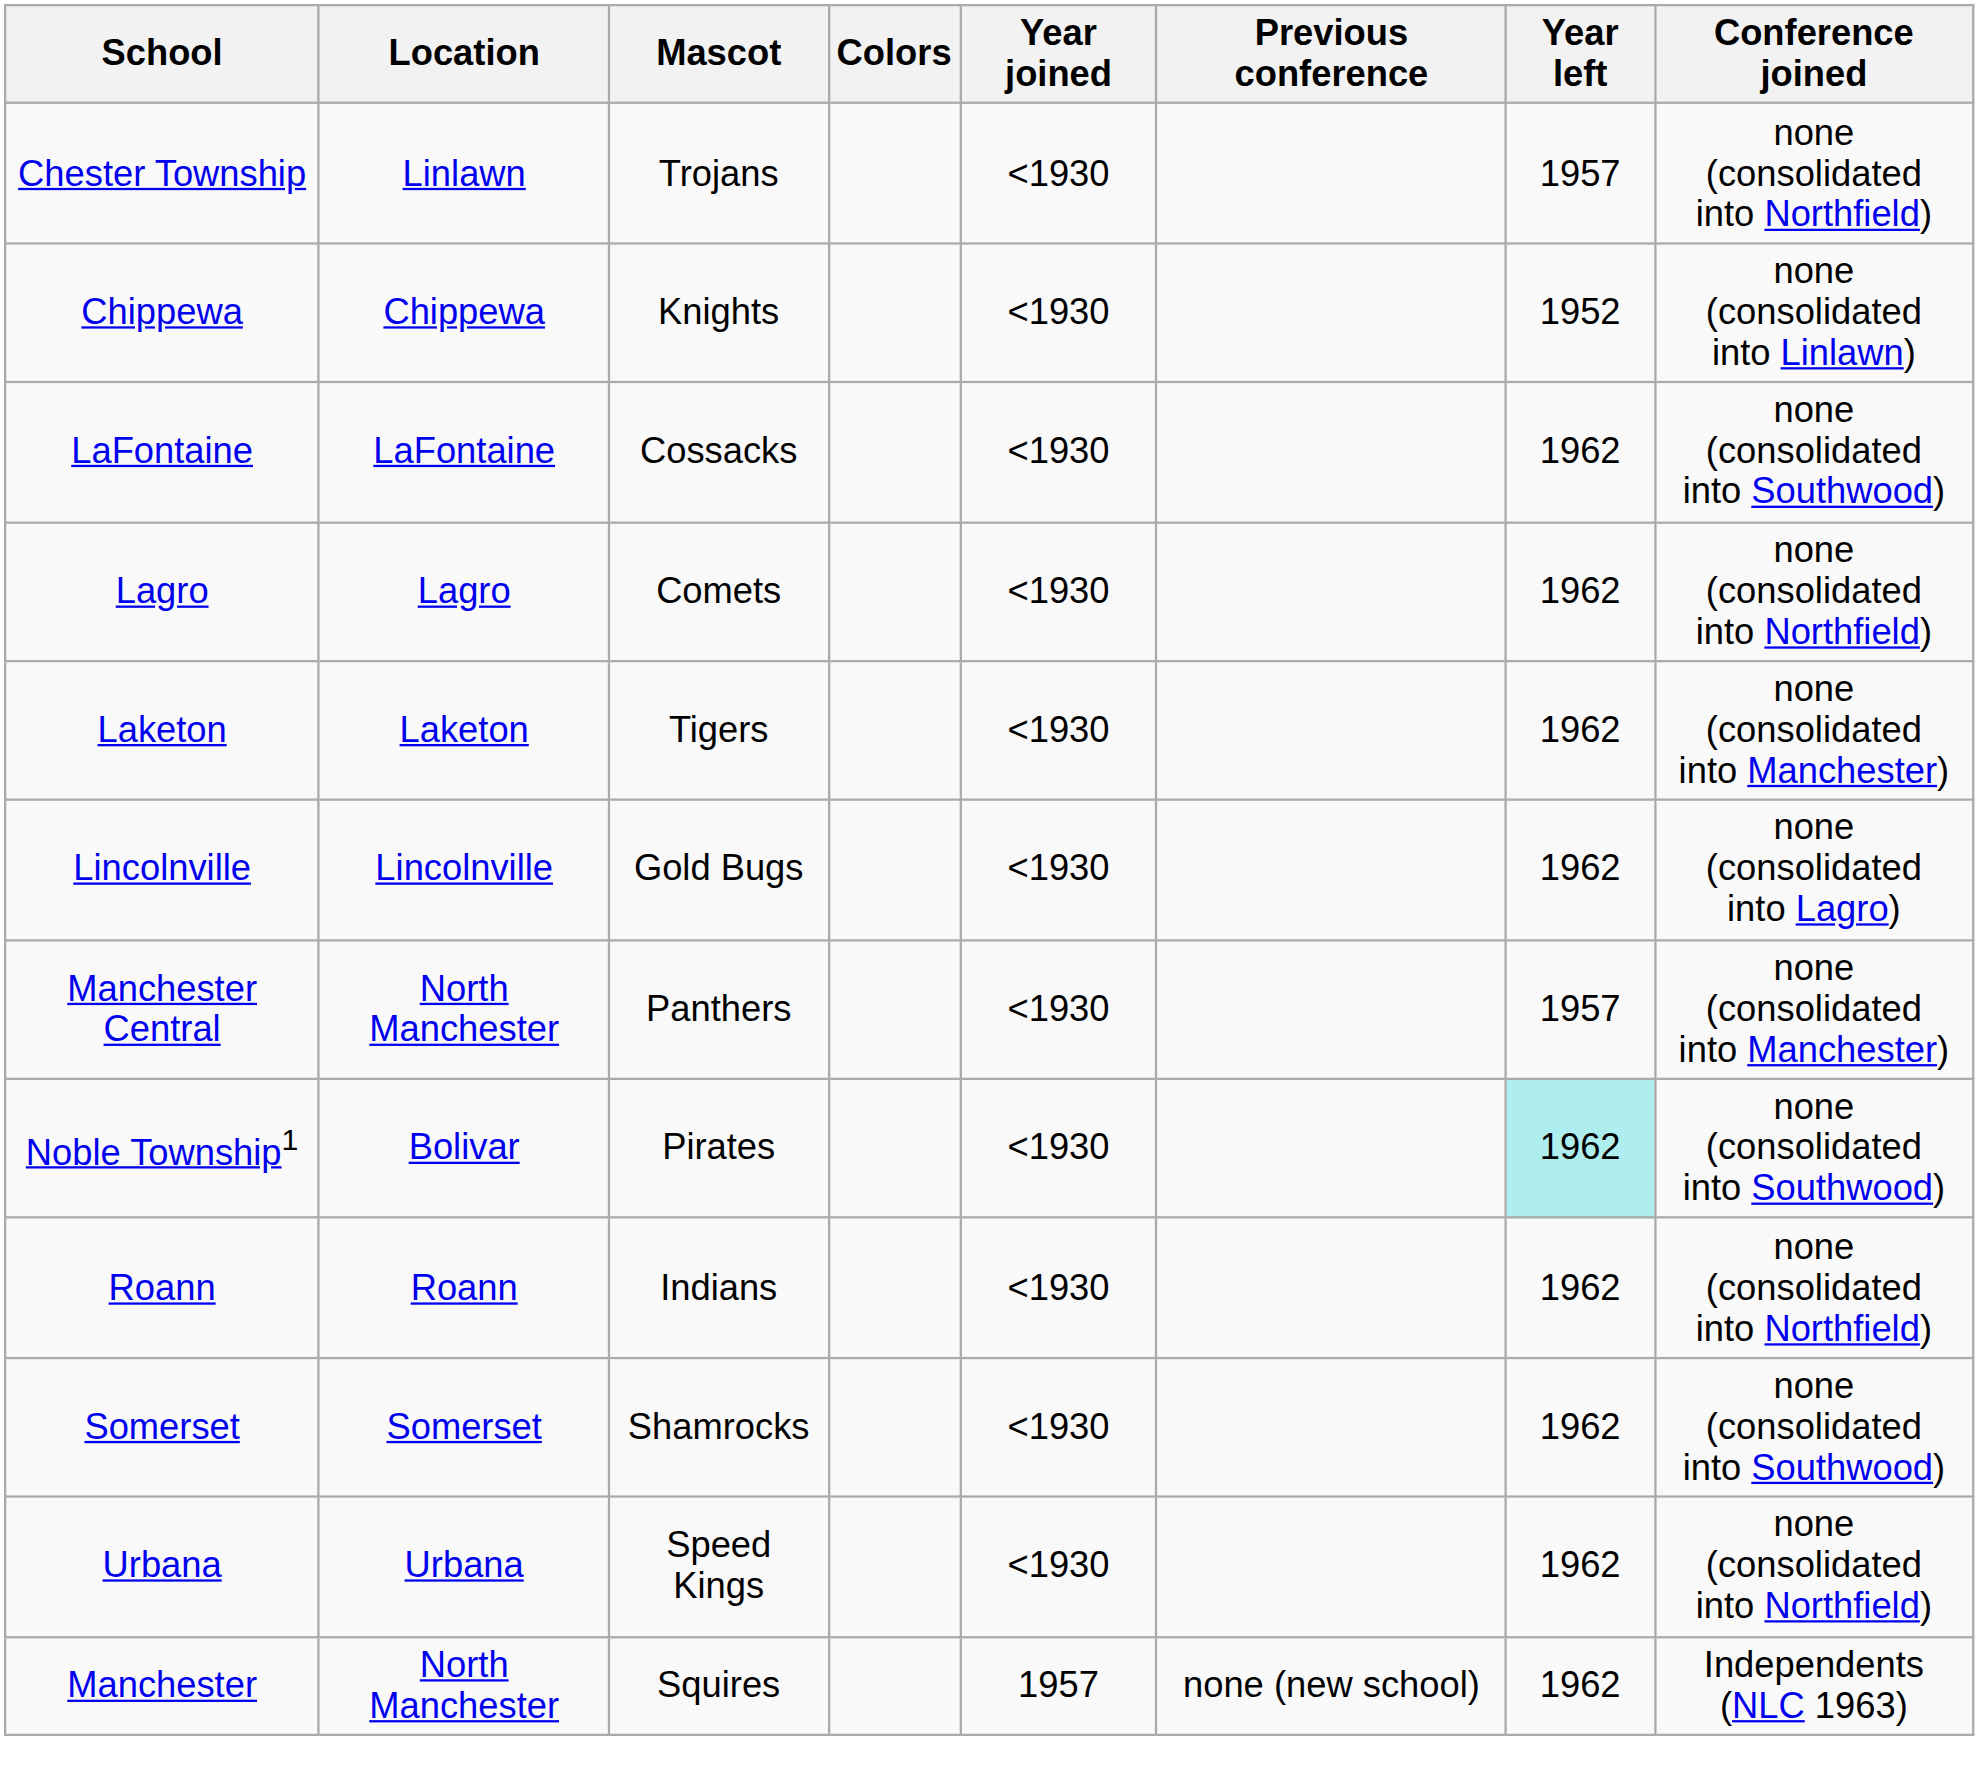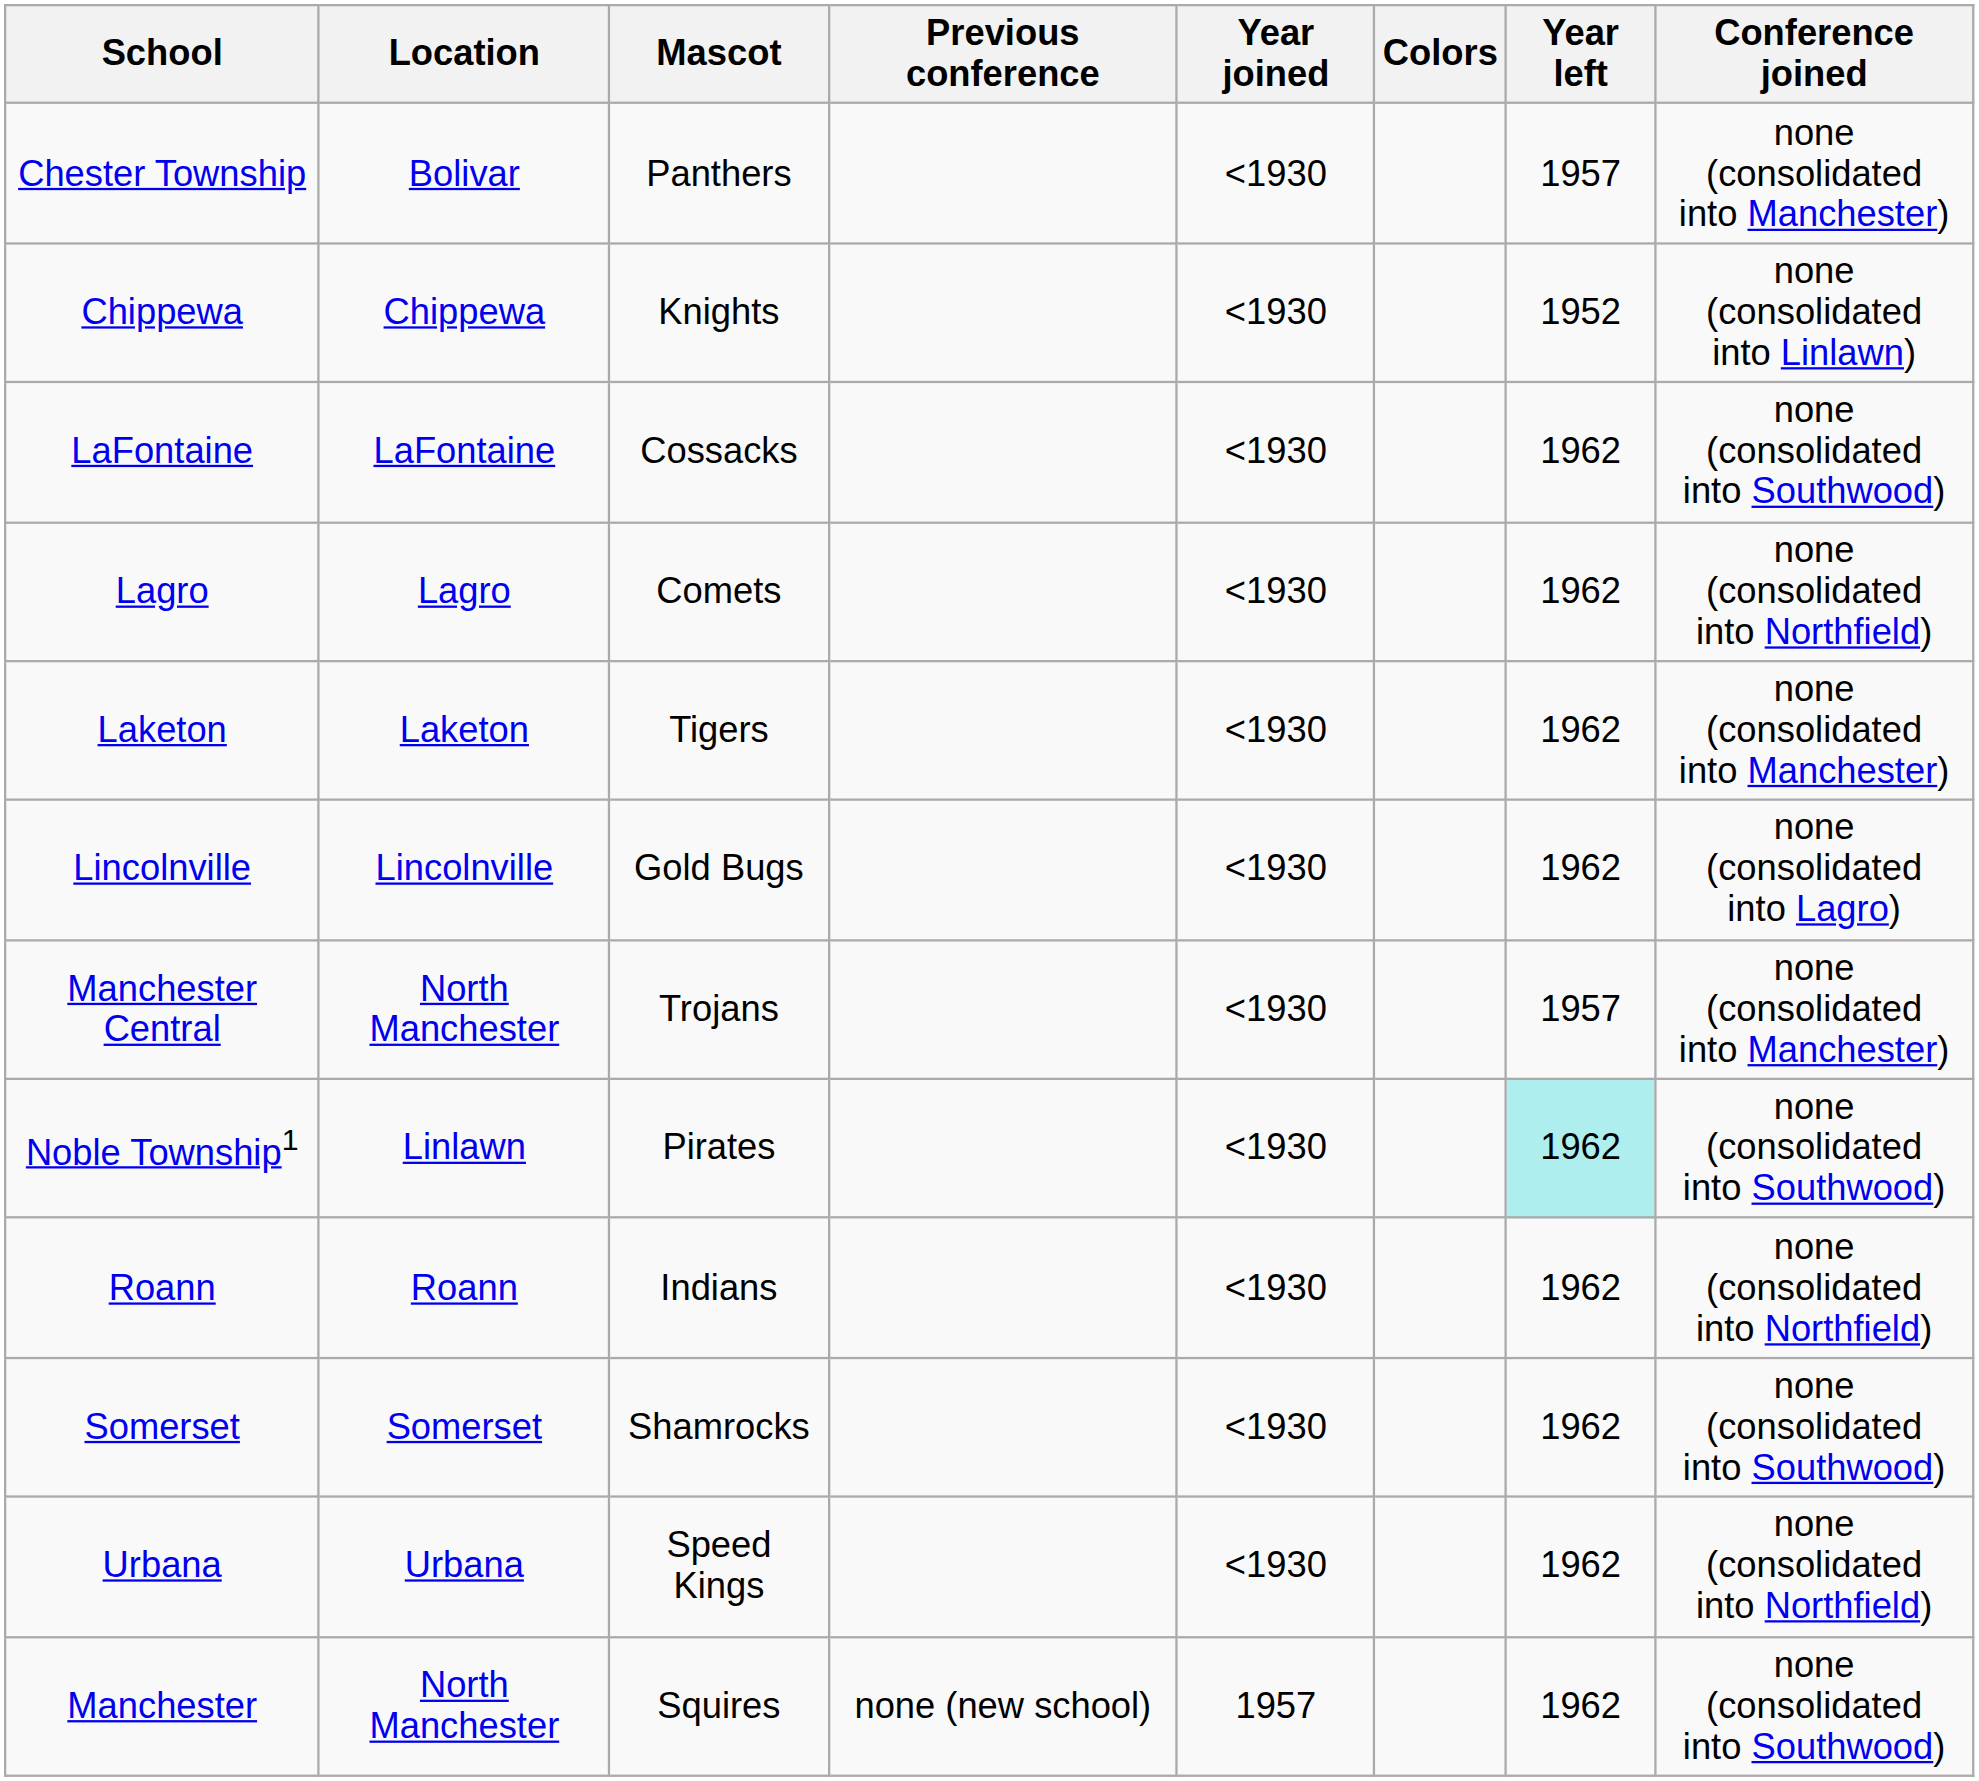columns swapped: (894, 53) <-> (1331, 53)
(464, 172) Linlawn -> (464, 172) Bolivar
(719, 172) Trojans -> (719, 172) Panthers
(1814, 172) none (consolidated into Northfield) -> (1814, 172) none (consolidated into Manchester)
(719, 1008) Panthers -> (719, 1008) Trojans
(464, 1147) Bolivar -> (464, 1147) Linlawn
(1814, 1684) Independents (NLC 1963) -> (1814, 1705) none (consolidated into Southwood)
